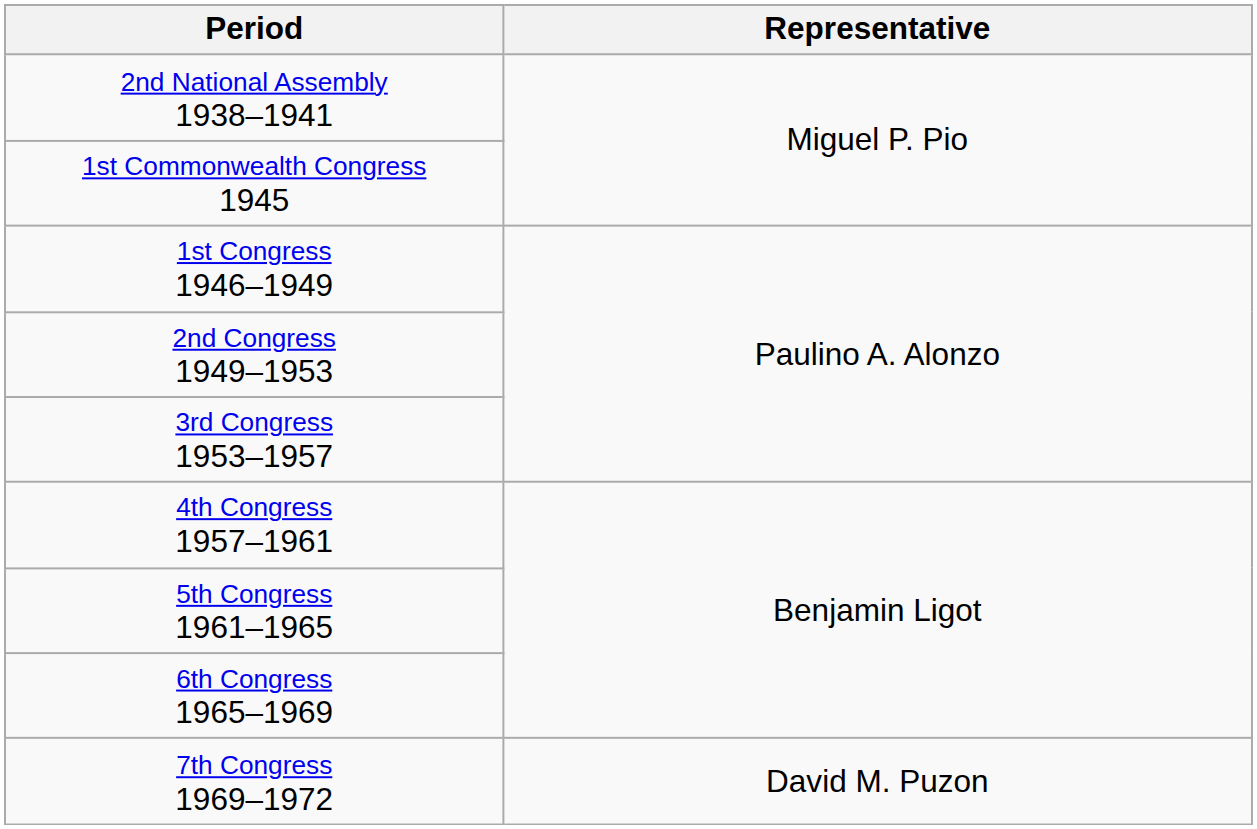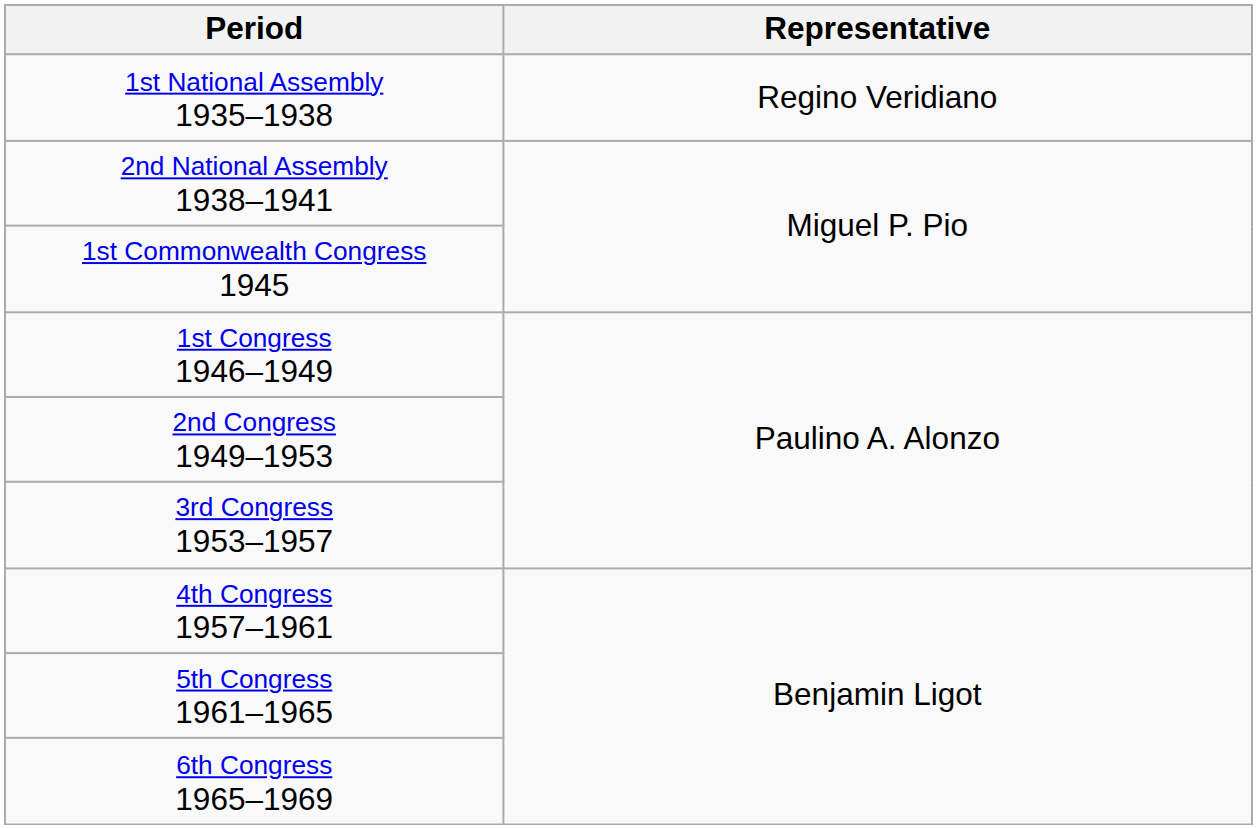+ row: (254, 99)
- row: (254, 782)
